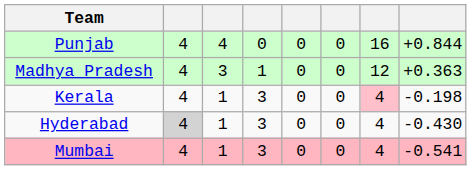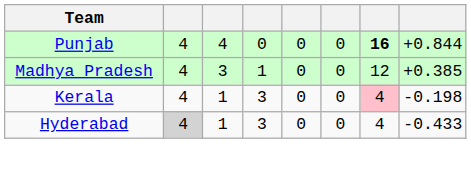(380, 45) normal -> (380, 45) bold
(433, 71) +0.363 -> (433, 71) +0.385
(433, 125) -0.430 -> (433, 125) -0.433
- row: (84, 151)
